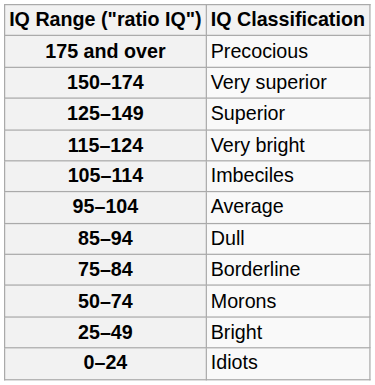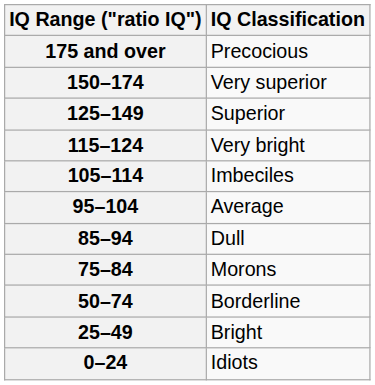(256, 269) Borderline -> (244, 269) Morons
(244, 301) Morons -> (256, 301) Borderline
